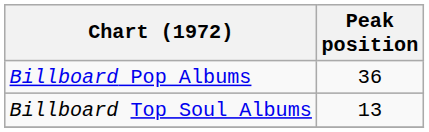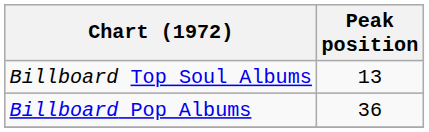rows swapped: (131, 77) <-> (161, 110)
